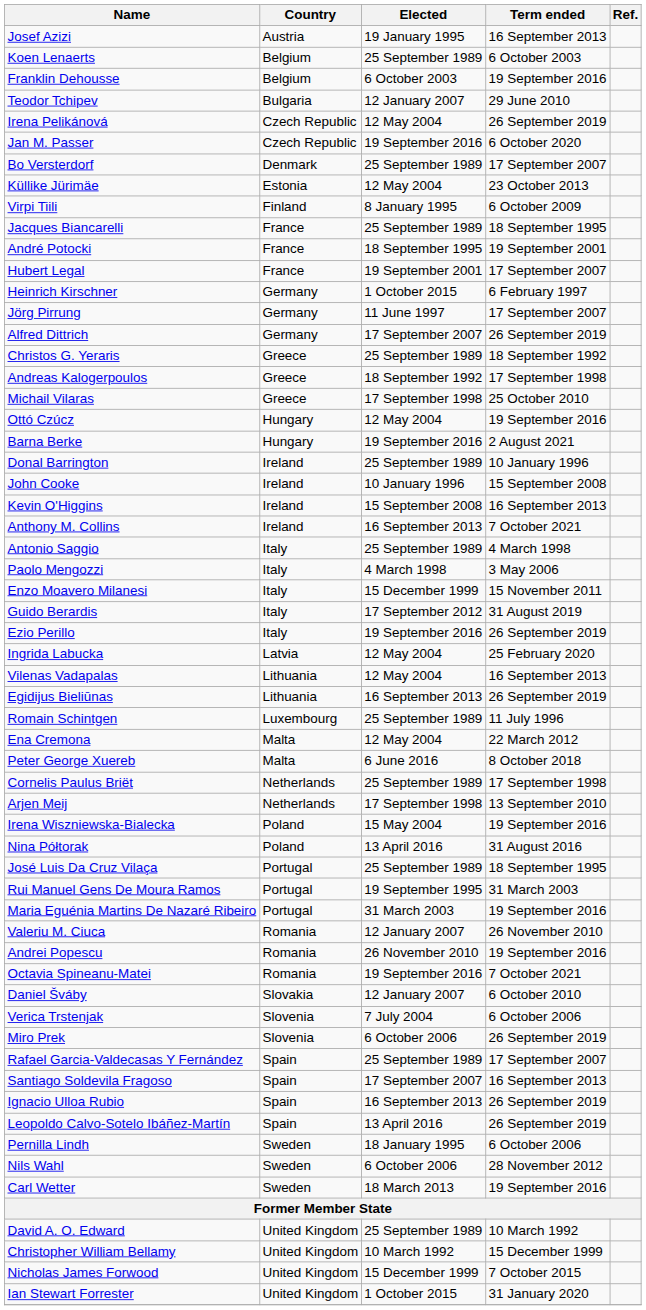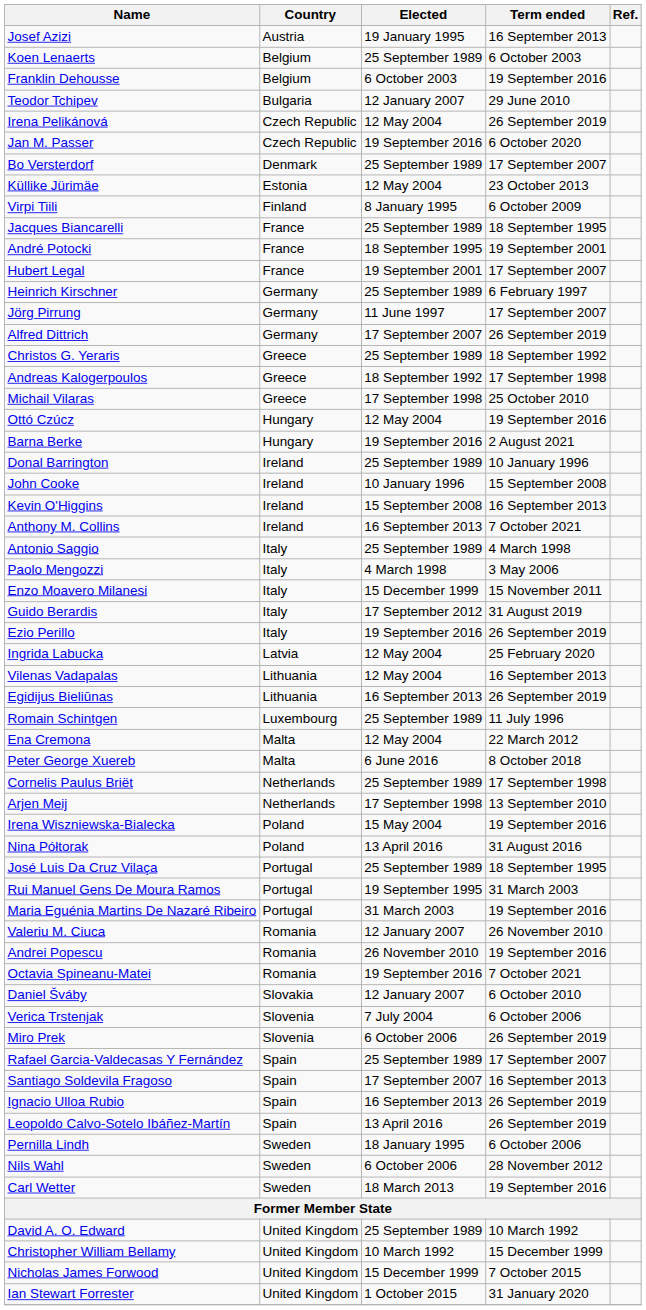(411, 292) 1 October 2015 -> (423, 292) 25 September 1989
